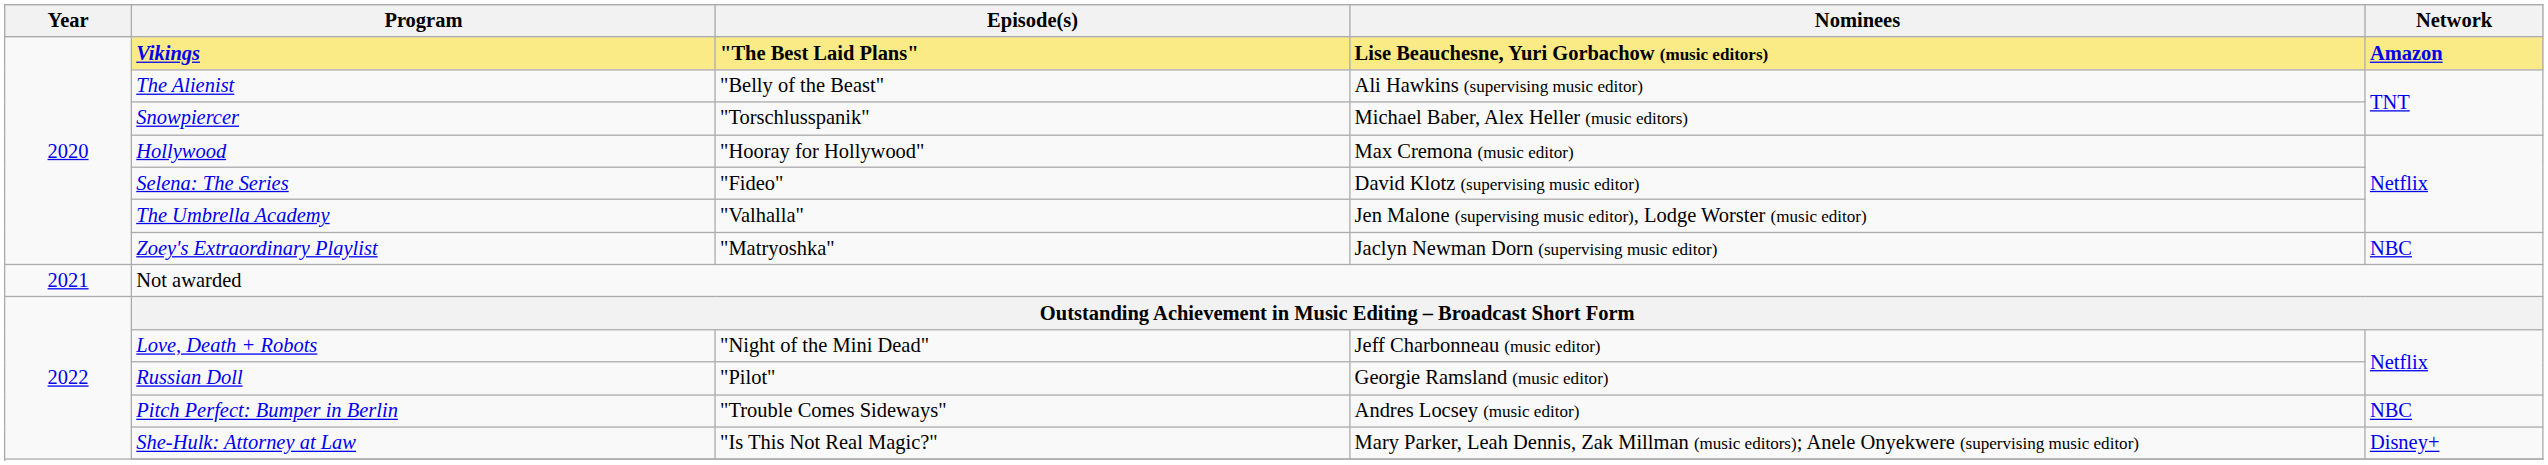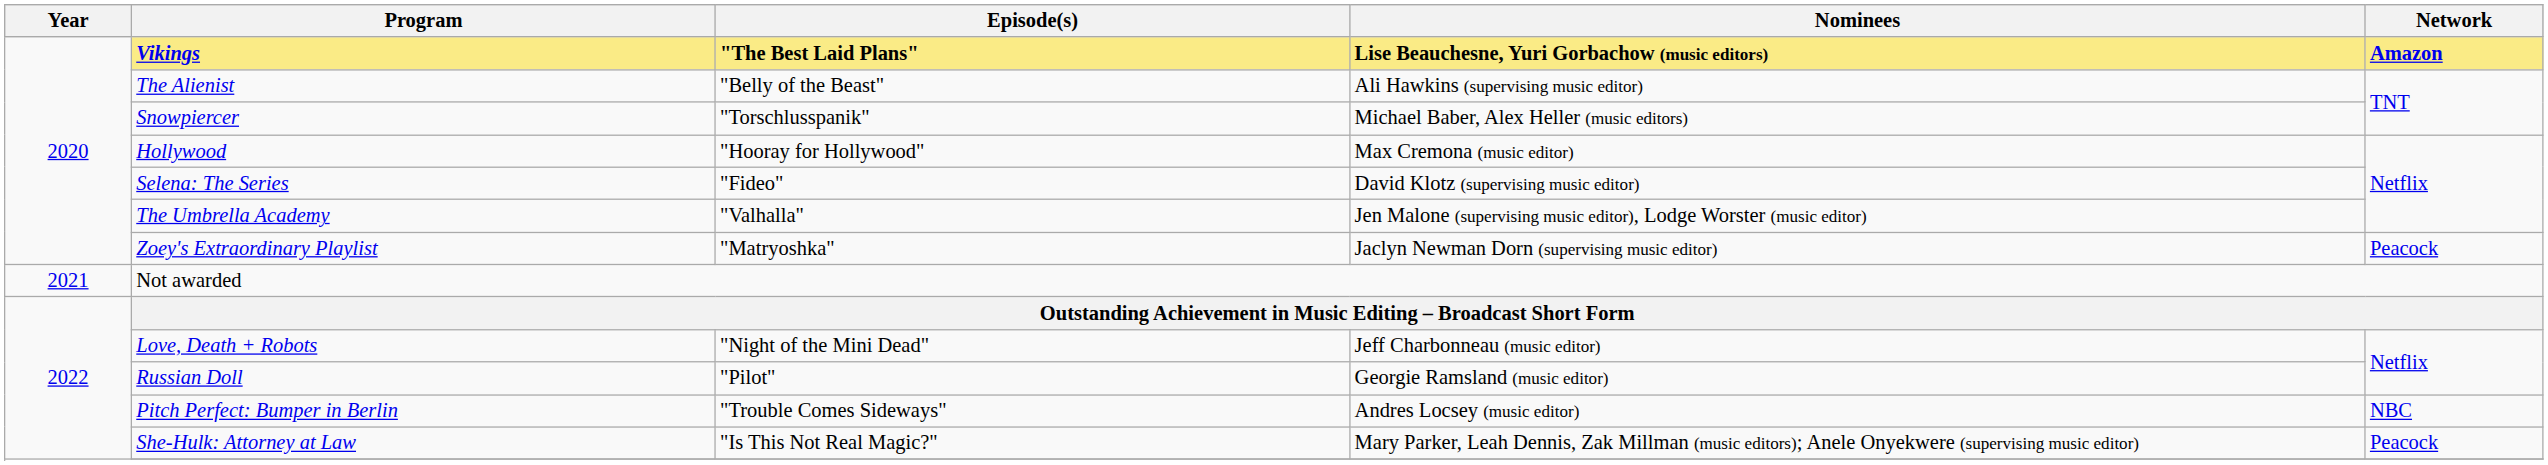(2391, 248) NBC -> (2404, 248) Peacock
(2405, 442) Disney+ -> (2404, 442) Peacock
